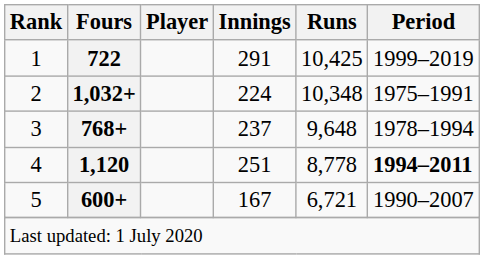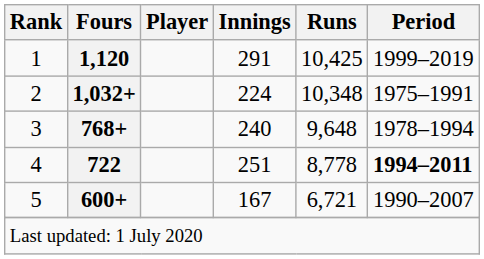(104, 57) 722 -> (104, 57) 1,120
(255, 128) 237 -> (255, 128) 240
(104, 164) 1,120 -> (104, 164) 722
